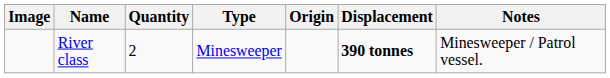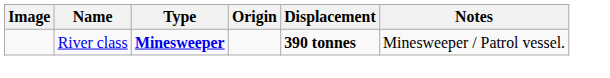- column: (159, 17)
(239, 51) normal -> (180, 42) bold
